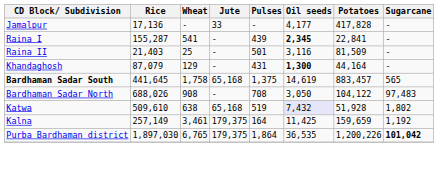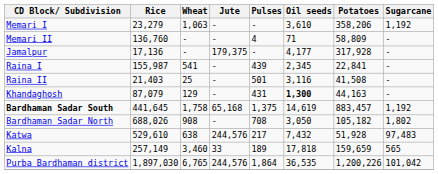+ row: (27, 25)
+ row: (29, 39)
(217, 25) 33 -> (230, 53) 179,375
(354, 25) 417,828 -> (354, 53) 317,928
(150, 39) 155,287 -> (150, 66) 155,987
(299, 39) bold -> (299, 66) normal
(351, 53) 81,509 -> (351, 80) 41,508
(351, 66) 44,164 -> (351, 94) 44,163
(393, 80) 565 -> (398, 108) 1,192
(354, 94) 104,122 -> (354, 121) 105,182
(401, 94) 97,483 -> (398, 121) 1,802
(150, 108) 509,610 -> (150, 135) 529,610
(227, 108) 65,168 -> (230, 135) 244,576
(259, 108) 519 -> (259, 135) 217
(299, 108) lavender background -> (299, 135) no background
(398, 108) 1,802 -> (401, 135) 97,483
(195, 121) 3,461 -> (195, 149) 3,460
(230, 121) 179,375 -> (217, 149) 33
(259, 121) 164 -> (259, 149) 189
(301, 121) 11,425 -> (301, 149) 17,818
(398, 121) 1,192 -> (393, 149) 565
(230, 135) 179,375 -> (230, 163) 244,576
(403, 135) bold -> (403, 163) normal
